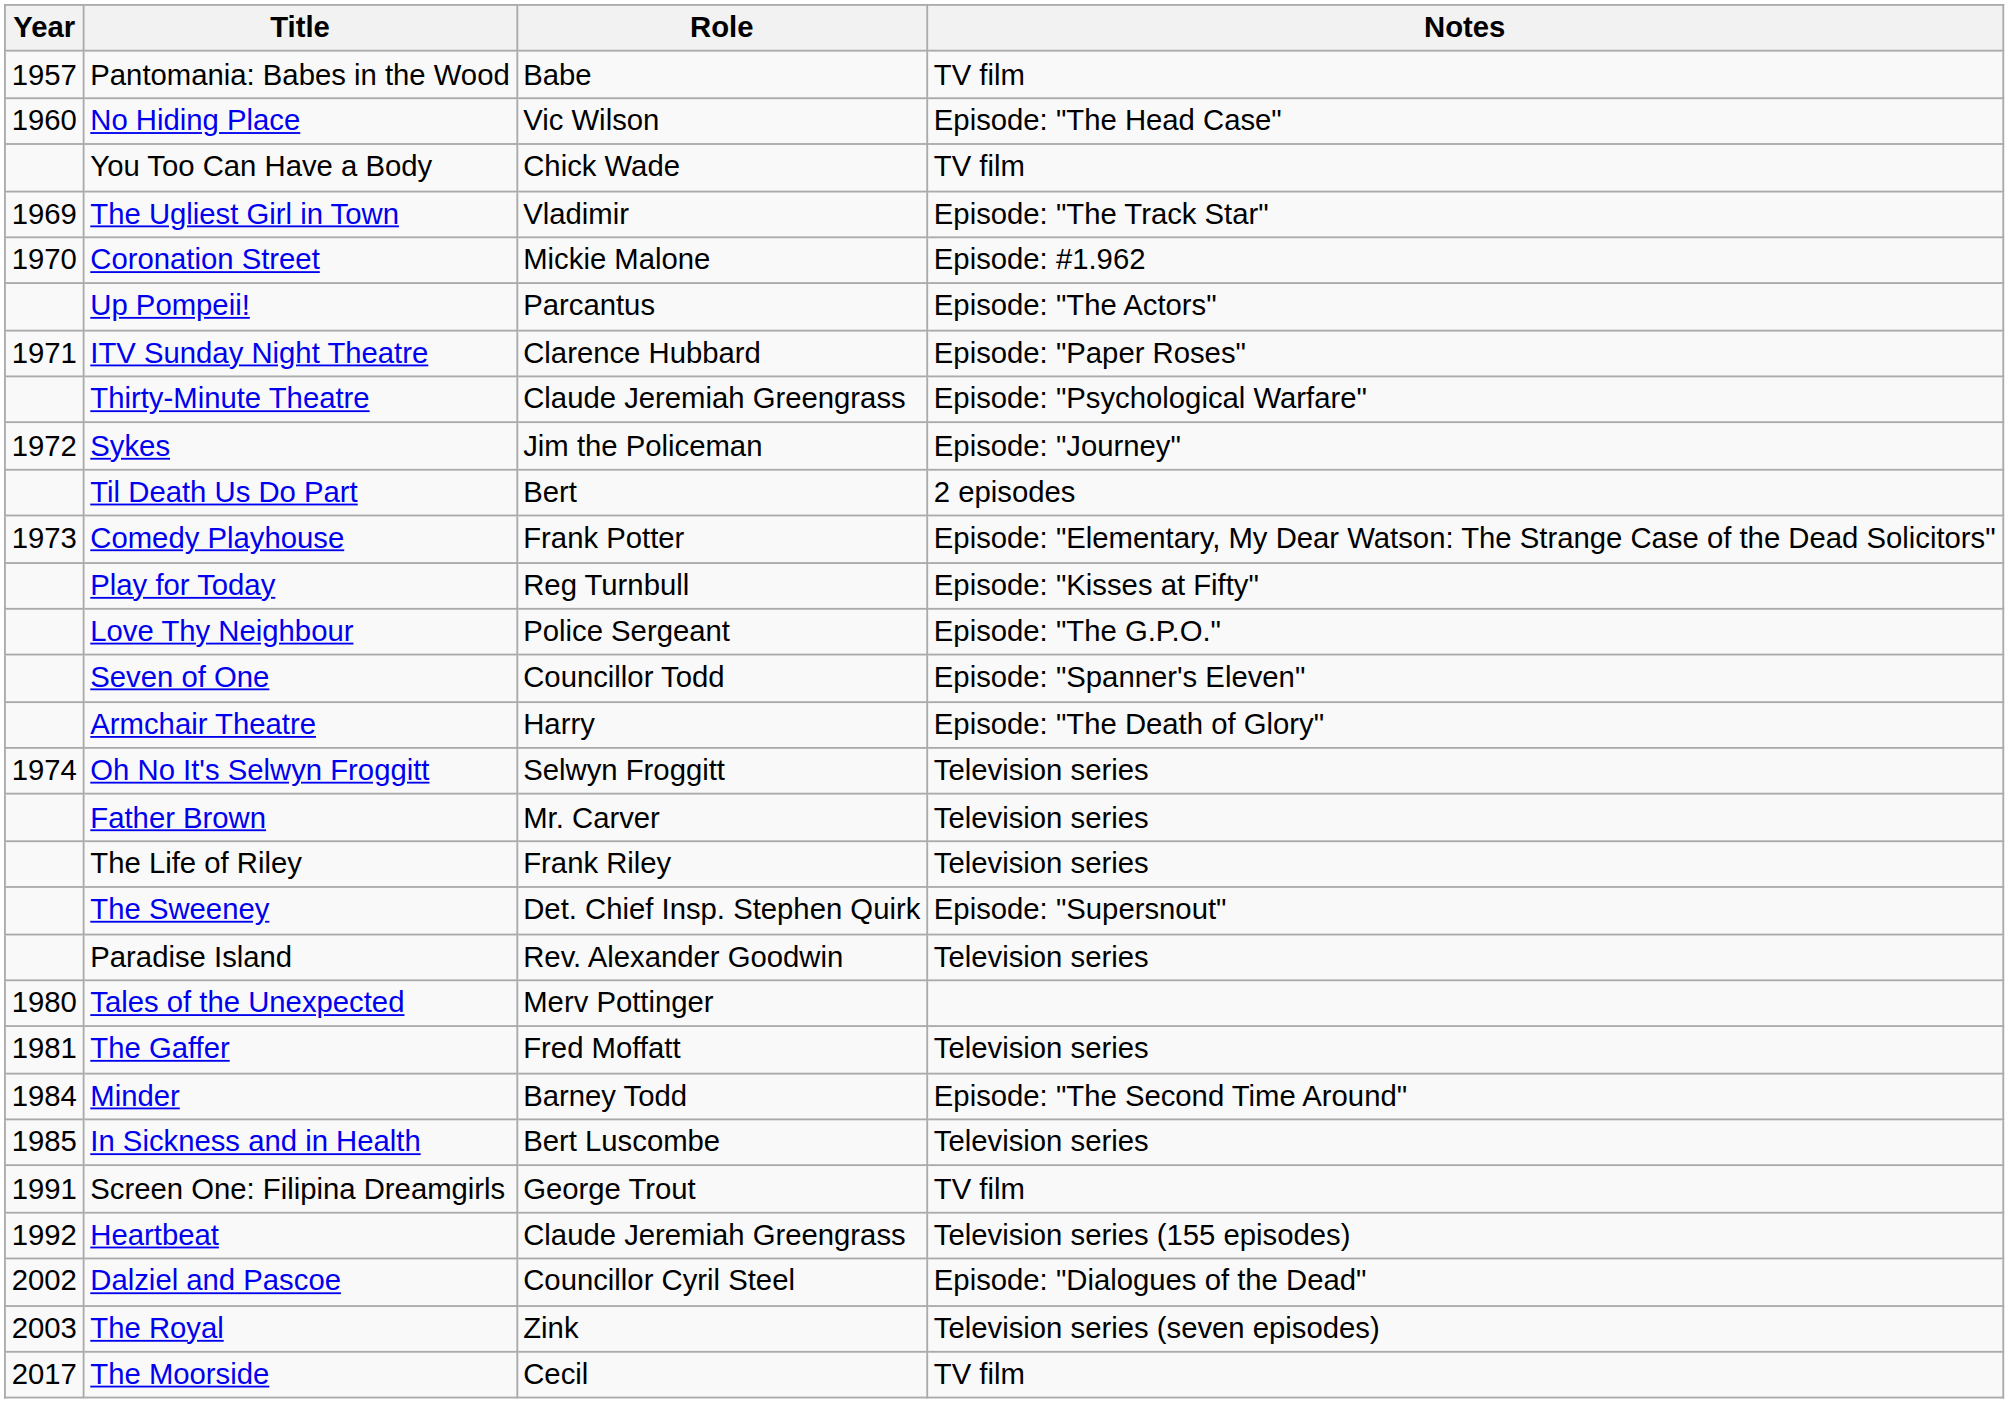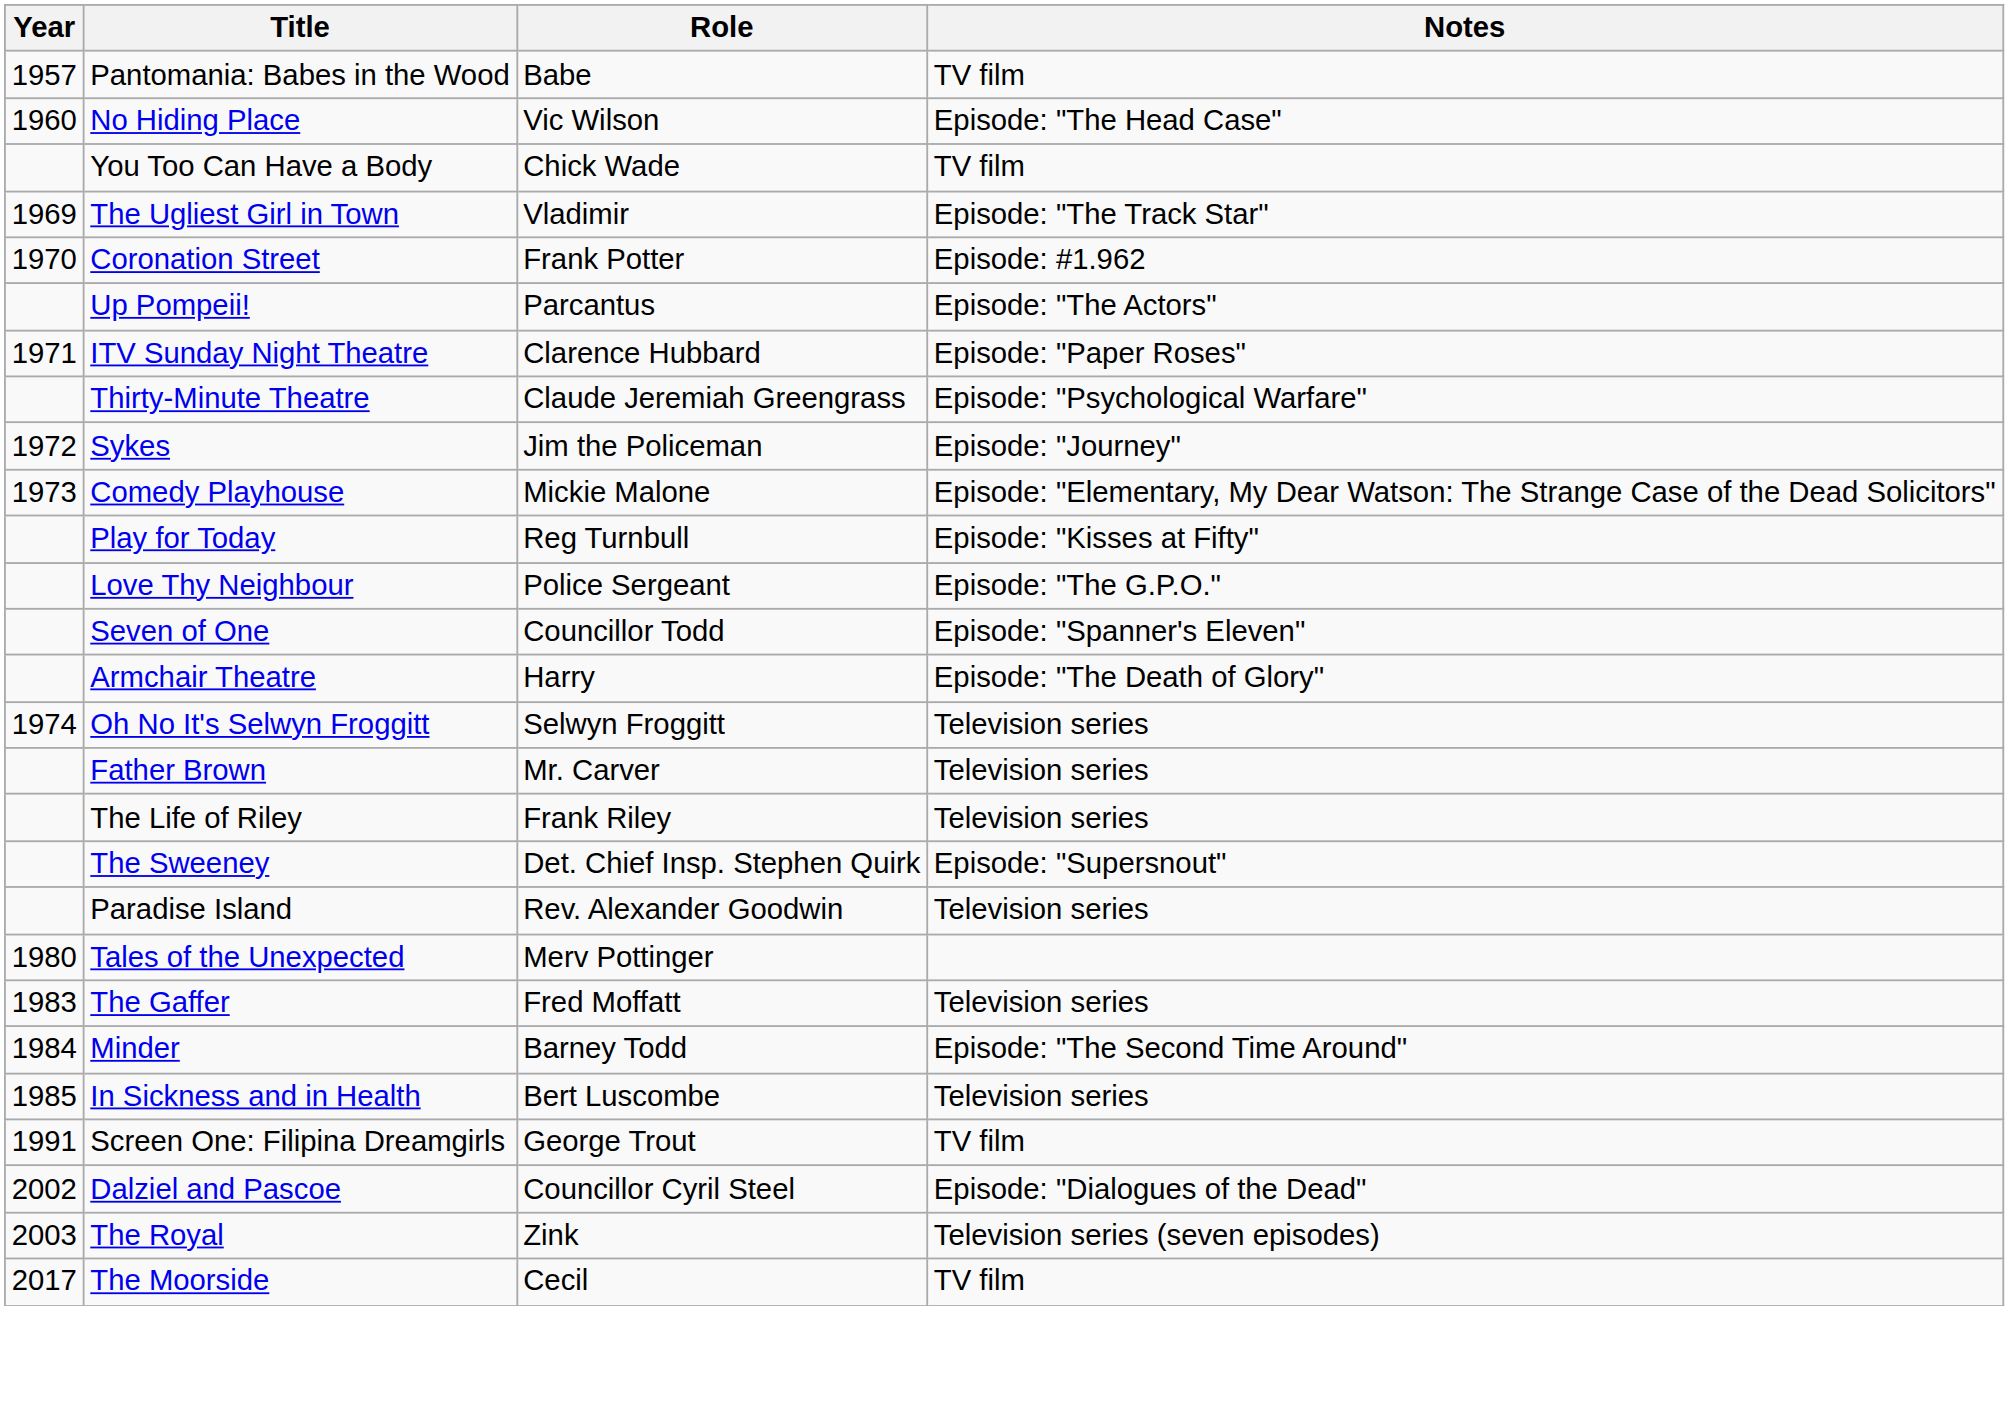(617, 259) Mickie Malone -> (604, 259) Frank Potter
- row: (224, 492)
(604, 538) Frank Potter -> (617, 492) Mickie Malone
(44, 1049) 1981 -> (44, 1002) 1983
- row: (155, 1235)
